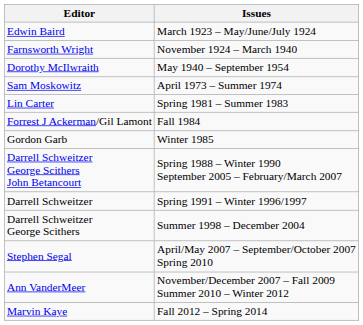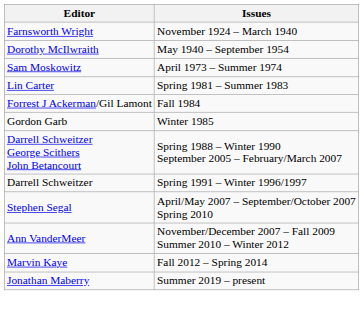- row: (36, 31)
- row: (50, 225)
+ row: (48, 280)
